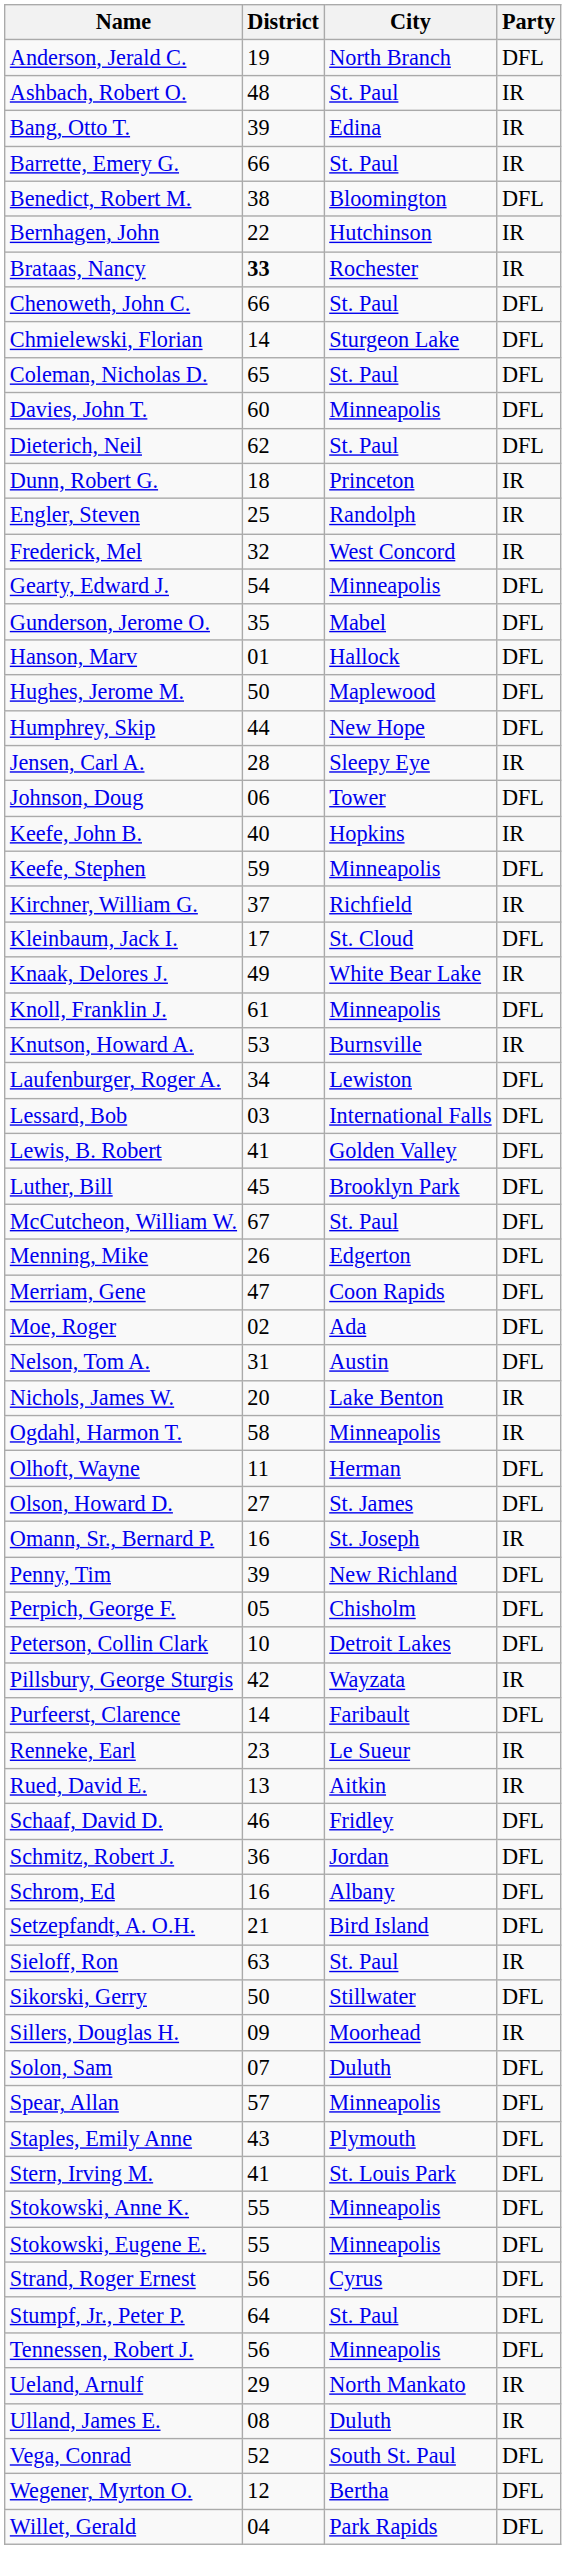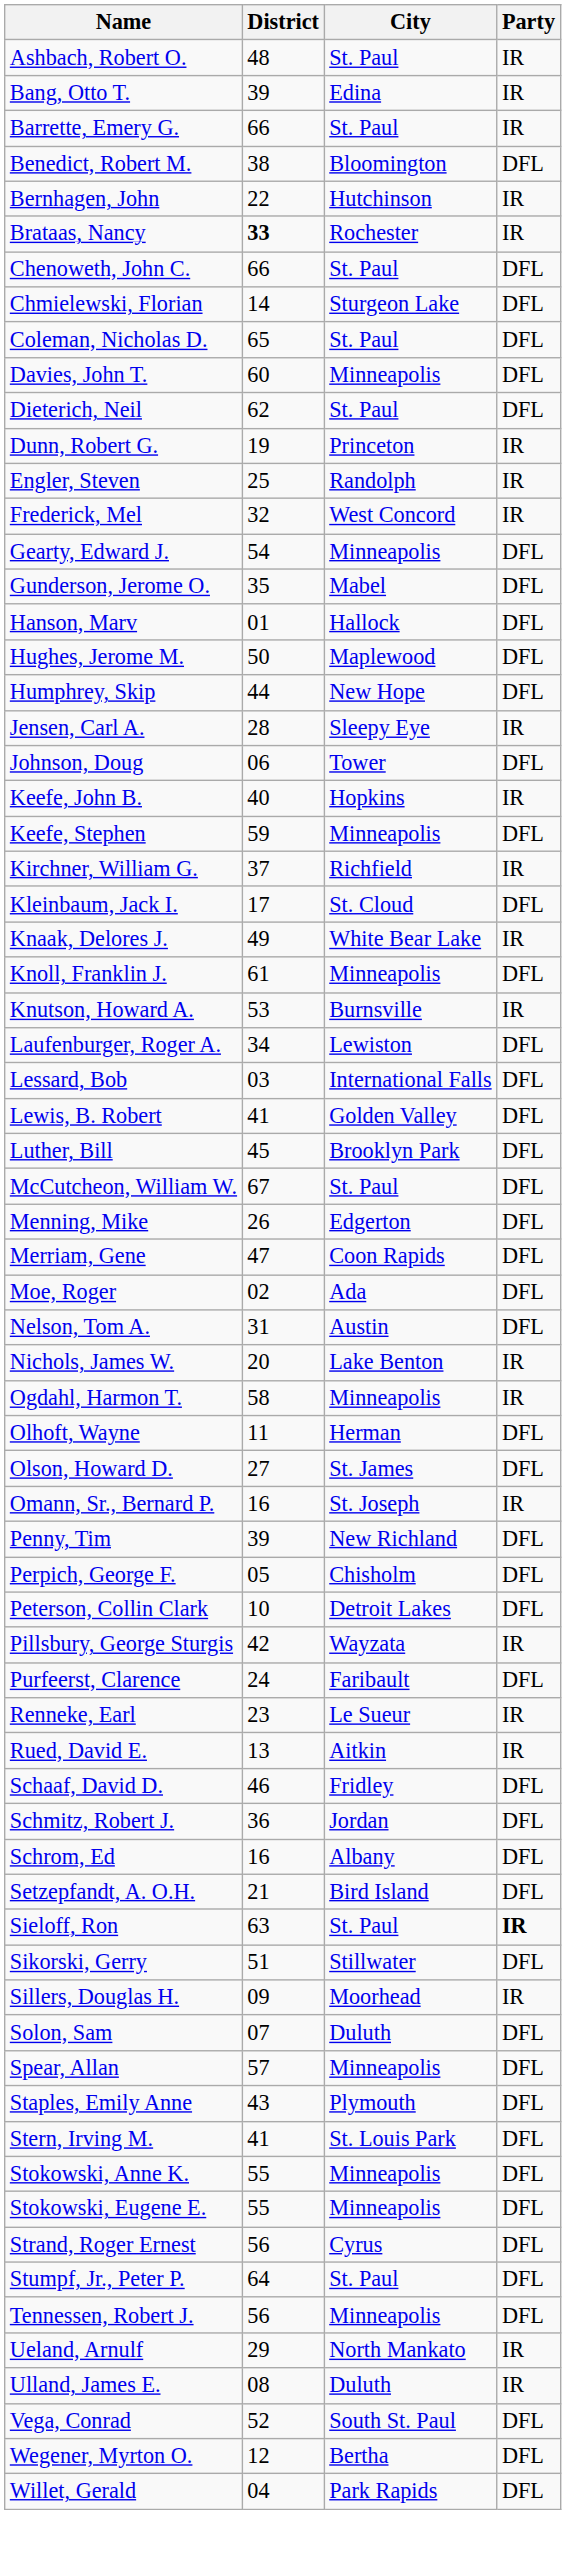- row: (98, 57)
(258, 480) 18 -> (258, 445) 19
(258, 1715) 14 -> (258, 1679) 24
(513, 1962) normal -> (514, 1926) bold
(258, 1997) 50 -> (258, 1962) 51
